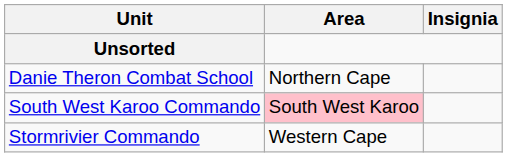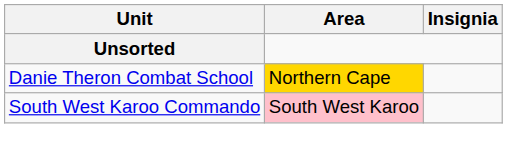(330, 78) no background -> (330, 78) gold background
- row: (104, 136)
